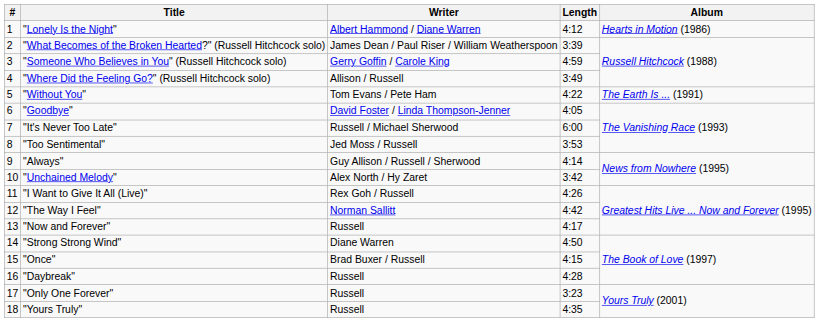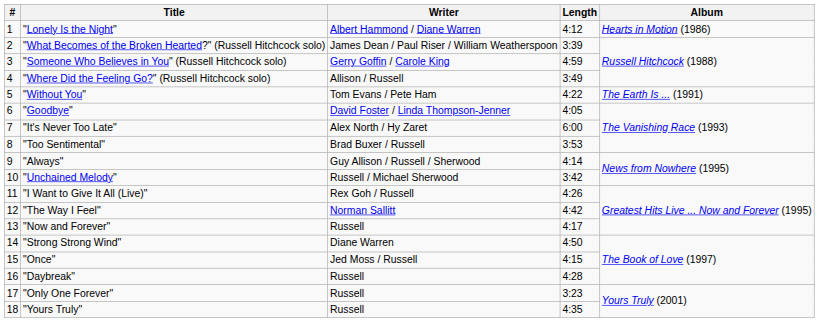(394, 128) Russell / Michael Sherwood -> (379, 128) Alex North / Hy Zaret
(374, 144) Jed Moss / Russell -> (377, 144) Brad Buxer / Russell
(379, 177) Alex North / Hy Zaret -> (394, 177) Russell / Michael Sherwood
(377, 260) Brad Buxer / Russell -> (374, 260) Jed Moss / Russell
